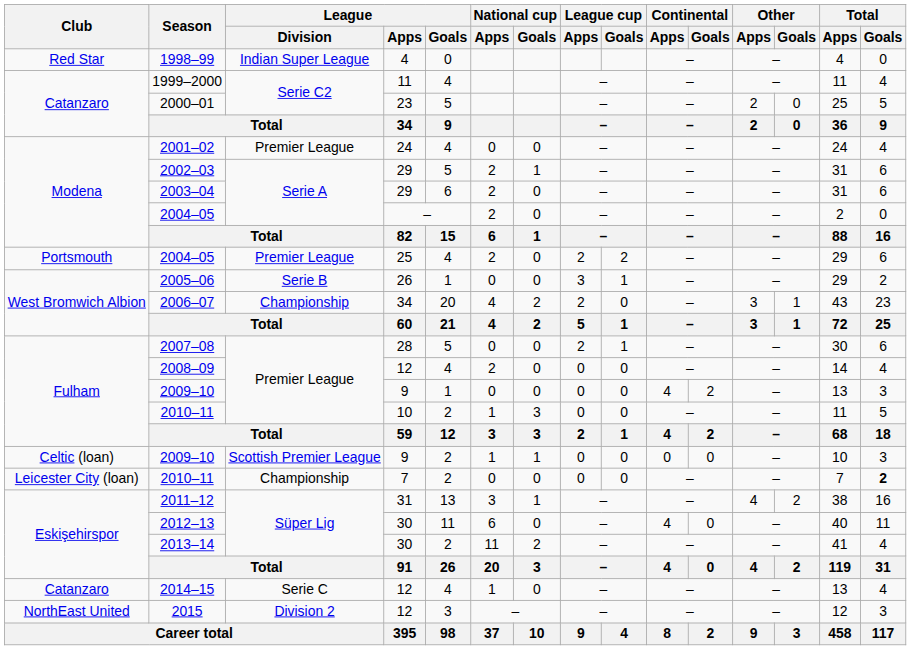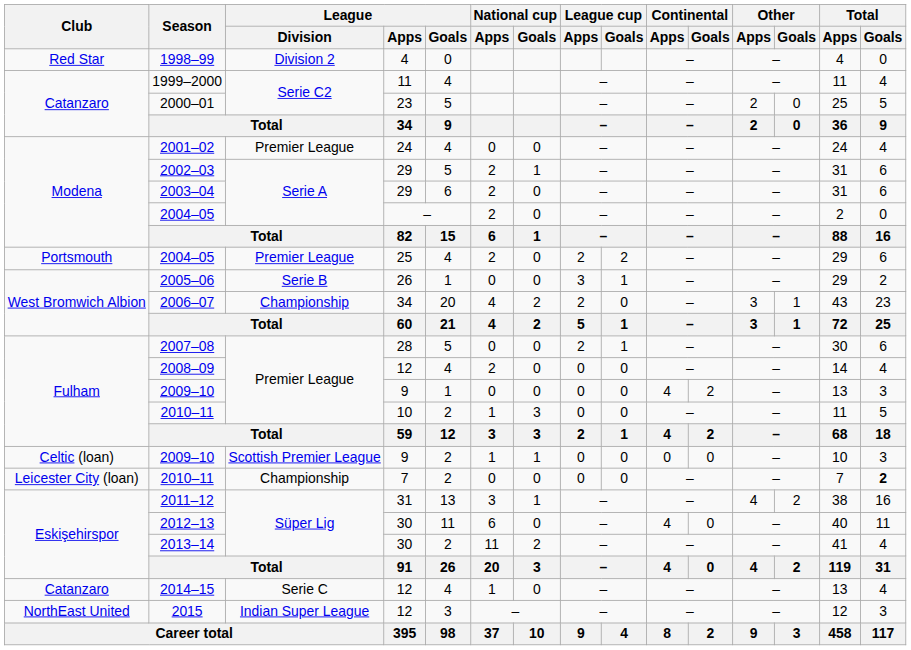(305, 59) Indian Super League -> (305, 59) Division 2
(305, 611) Division 2 -> (305, 611) Indian Super League
